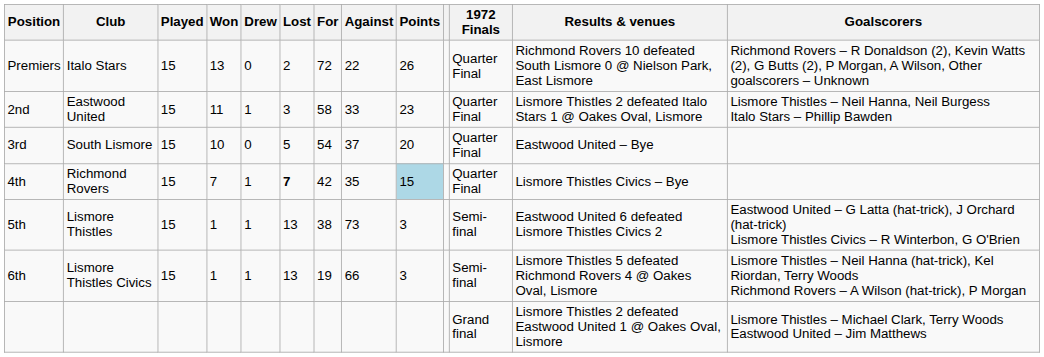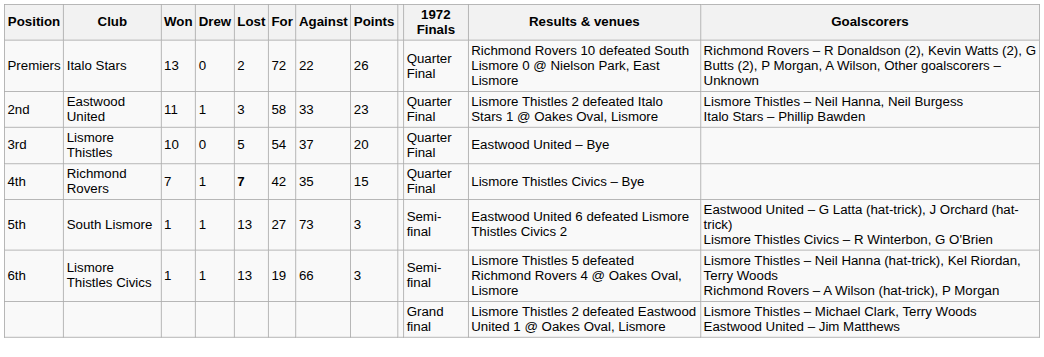- column: (182, 22)
(110, 145) South Lismore -> (90, 145) Lismore Thistles
(407, 181) lightblue background -> (361, 181) no background
(90, 224) Lismore Thistles -> (110, 224) South Lismore
(325, 224) 38 -> (279, 224) 27
